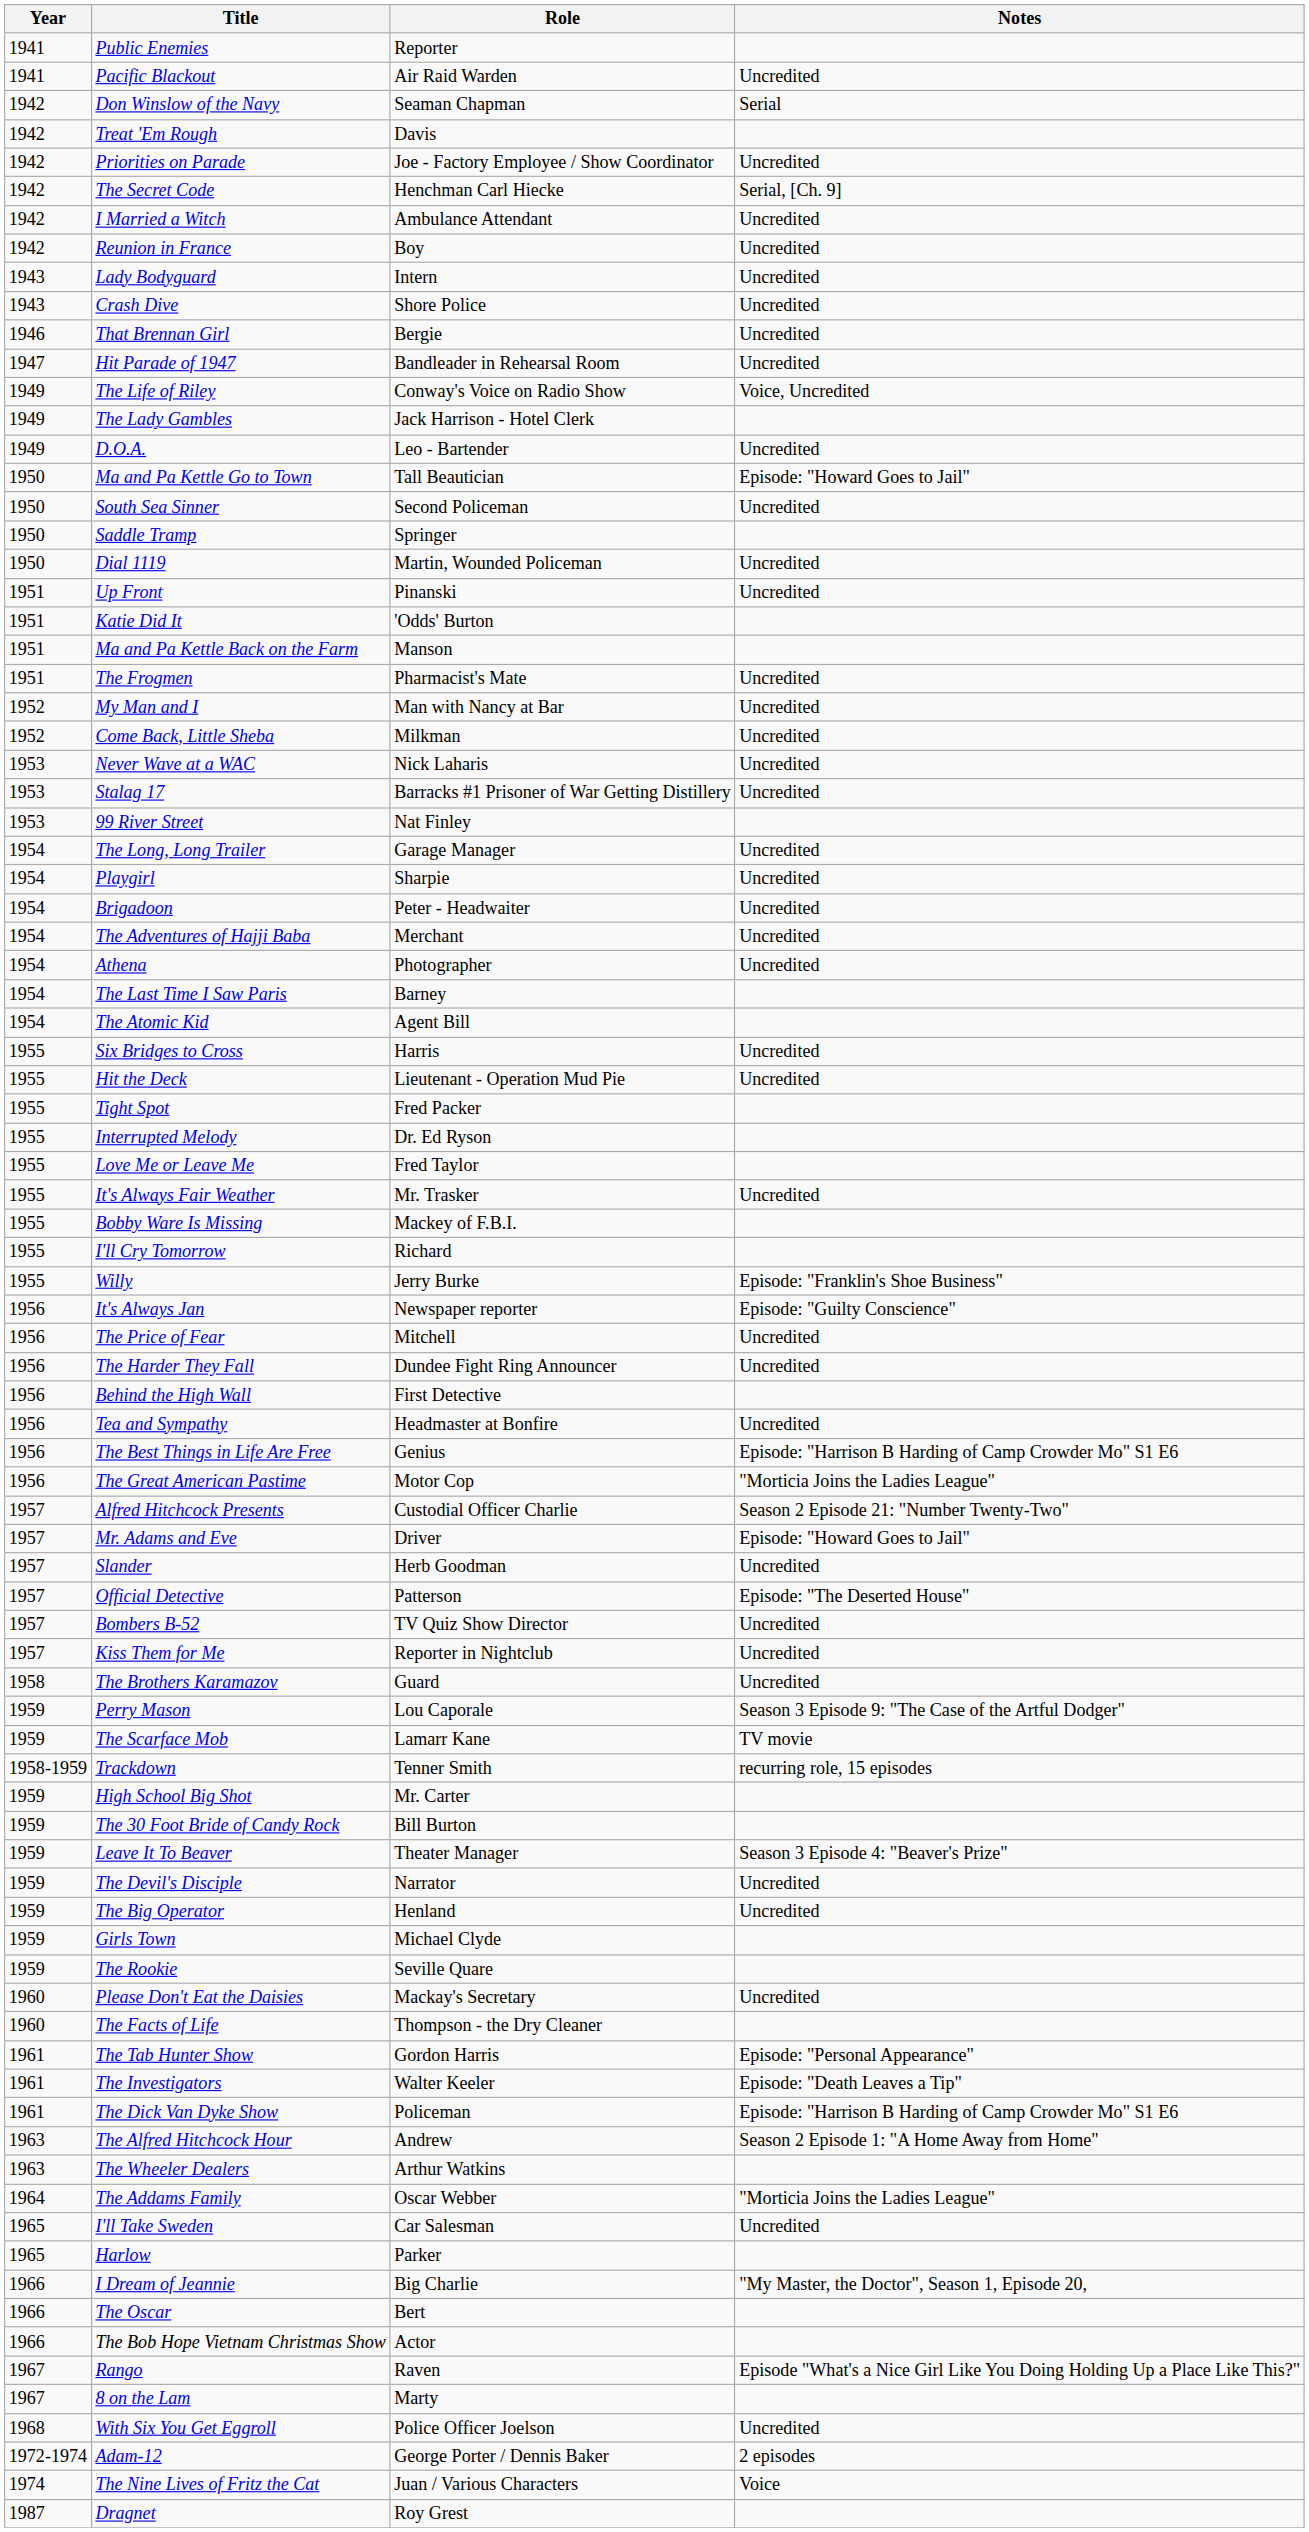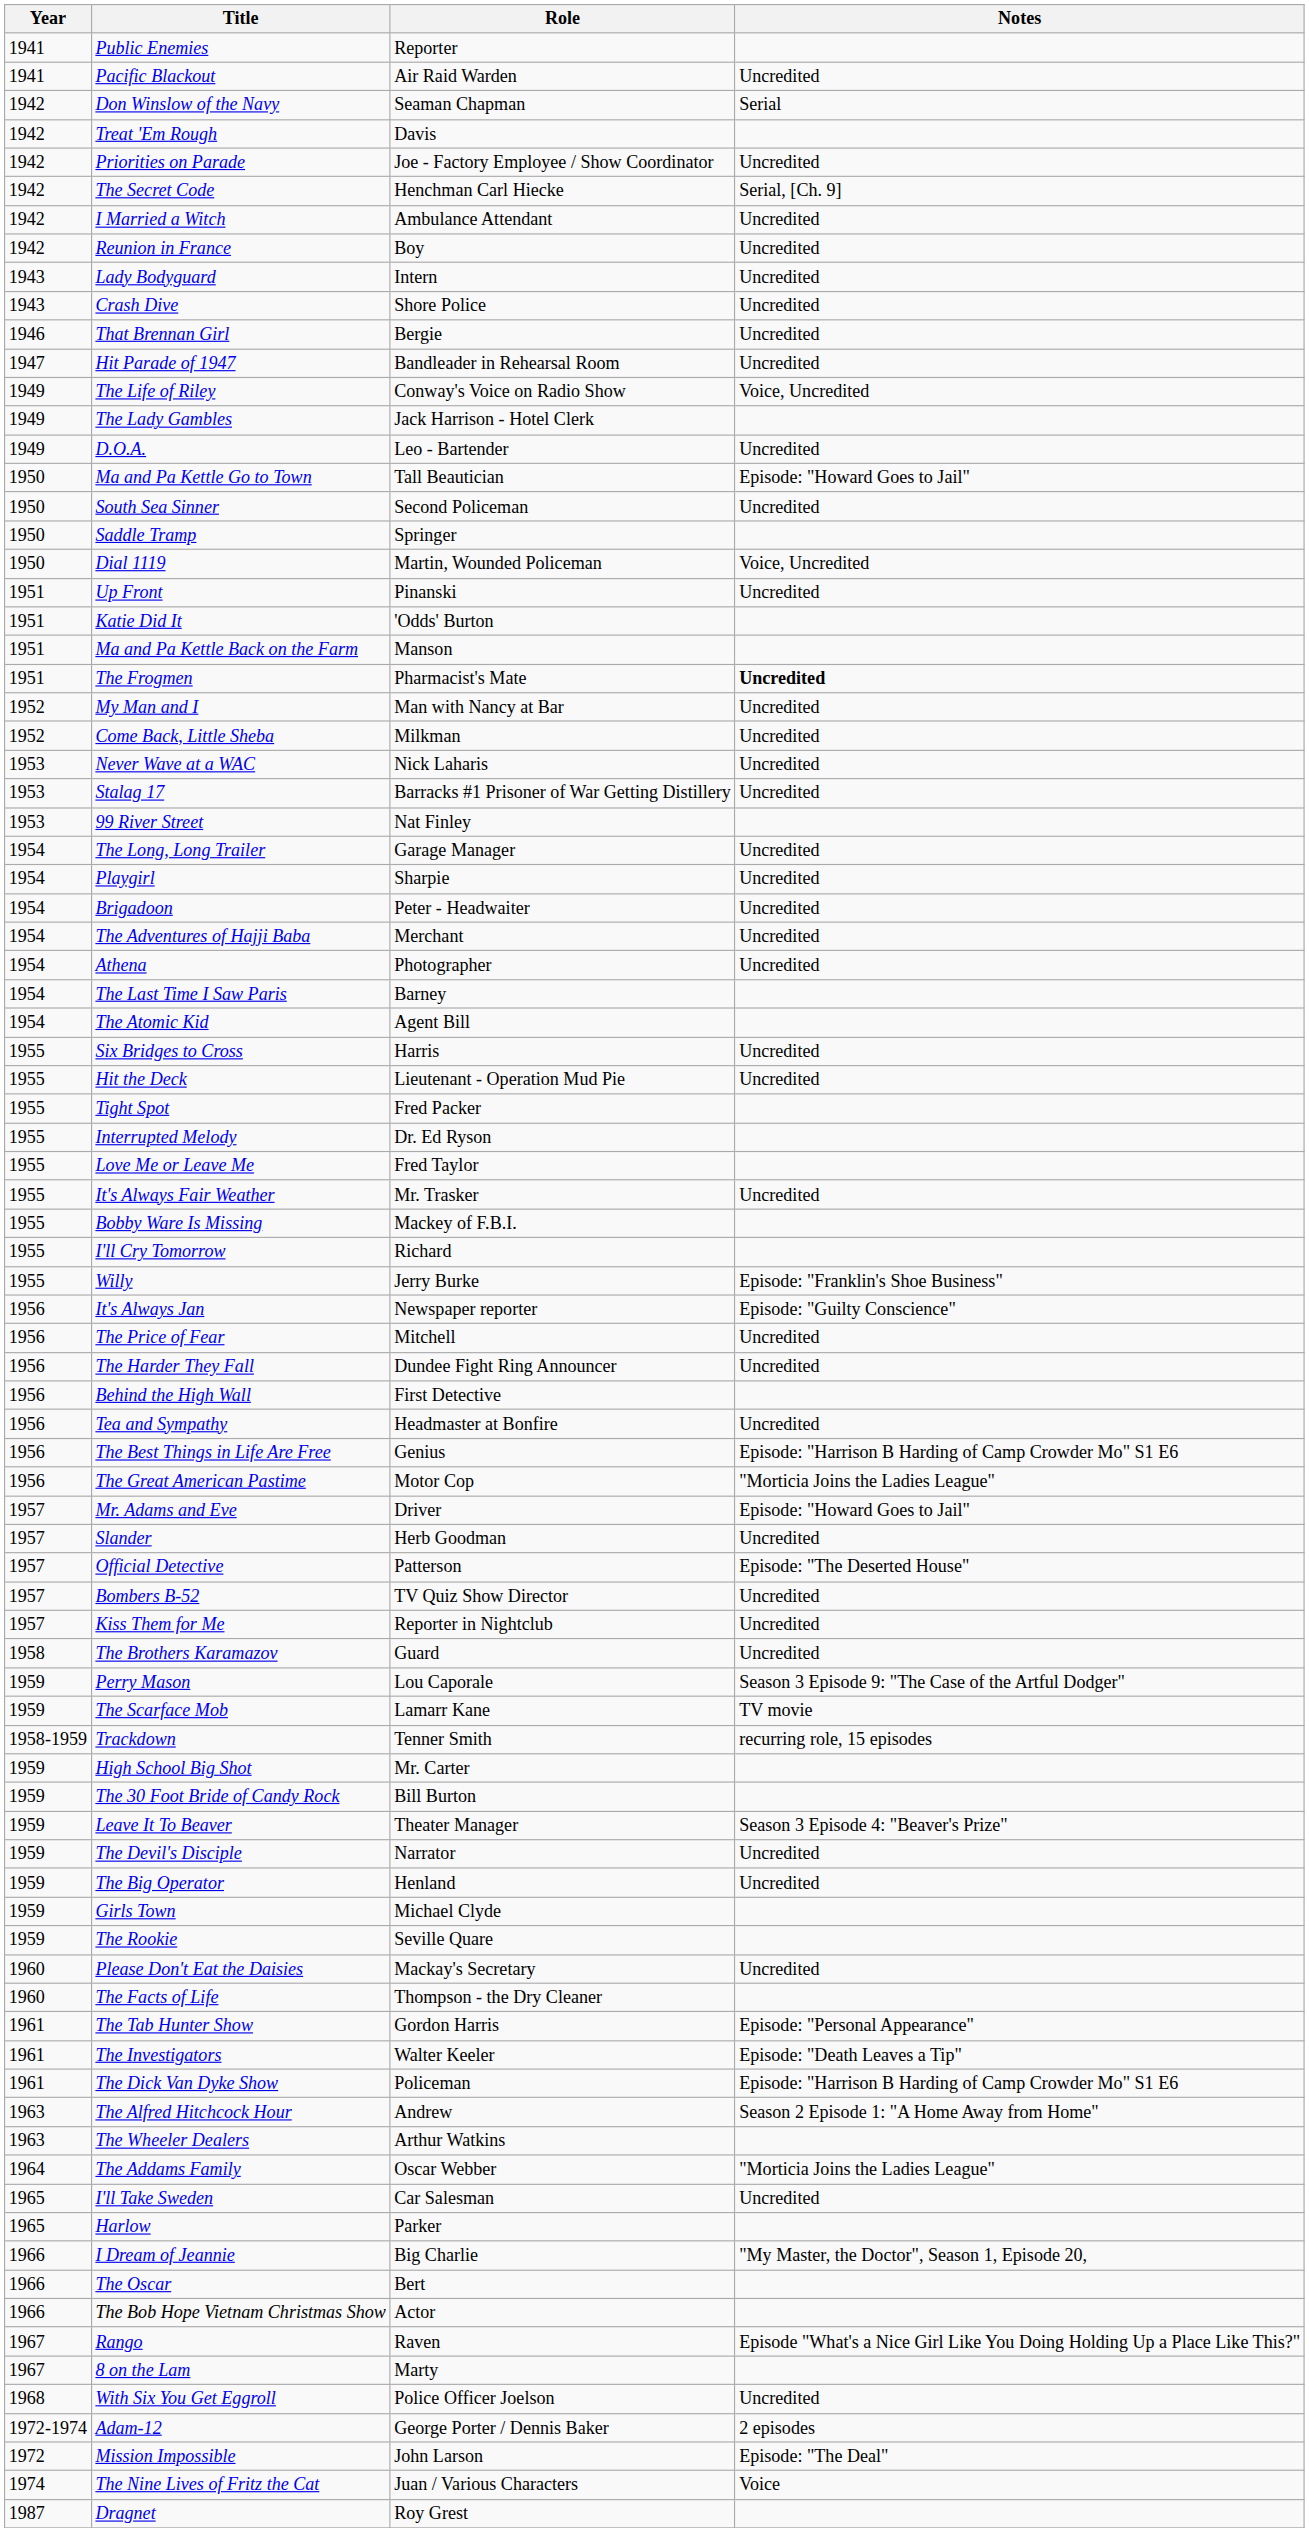(779, 563) Uncredited -> (804, 563) Voice, Uncredited
(779, 678) normal -> (782, 678) bold
- row: (190, 1509)
+ row: (165, 2456)
